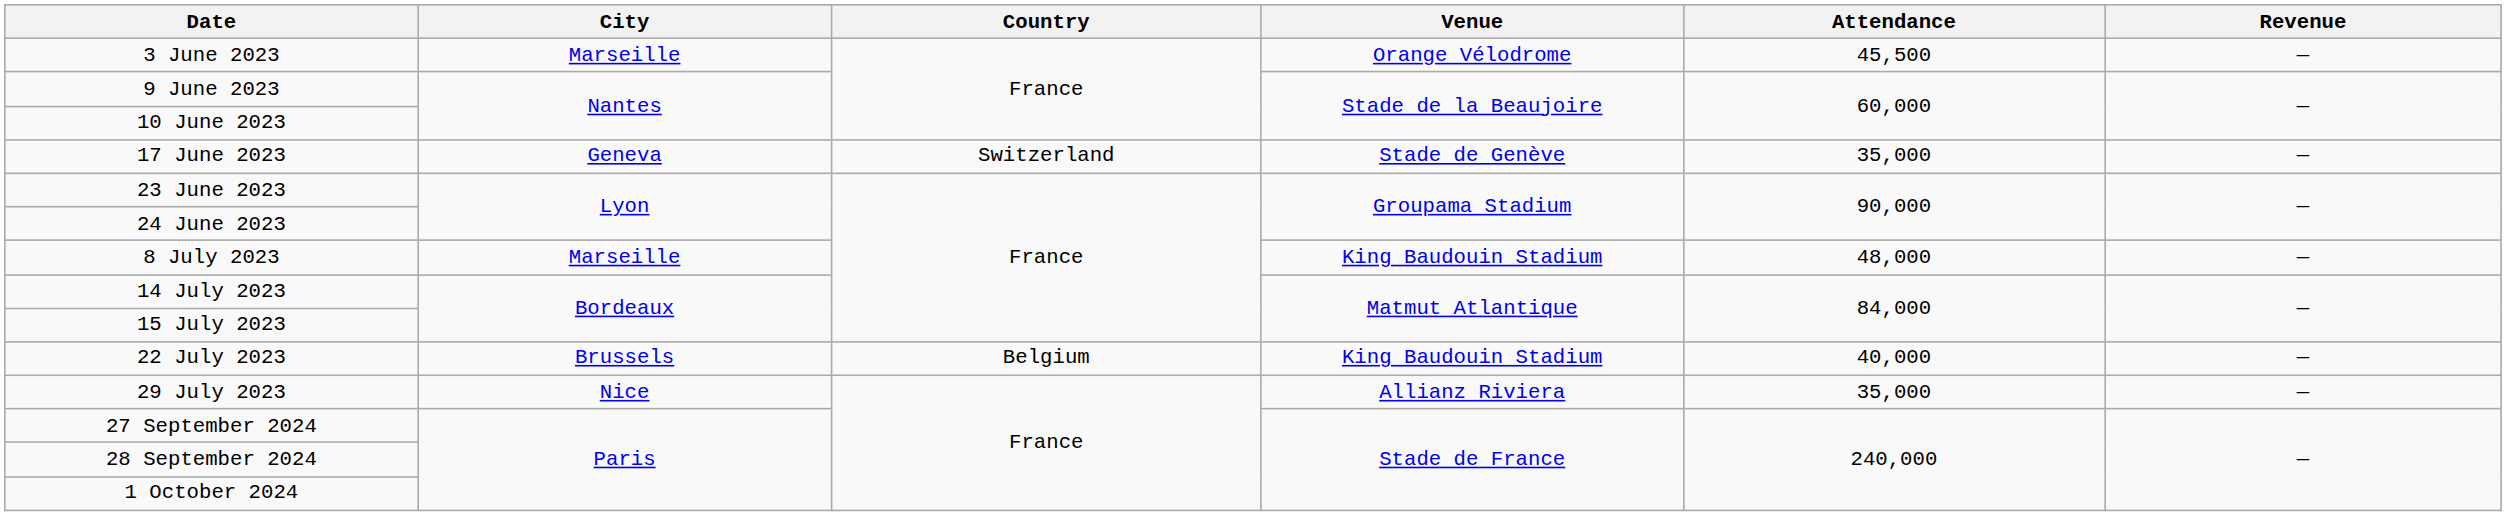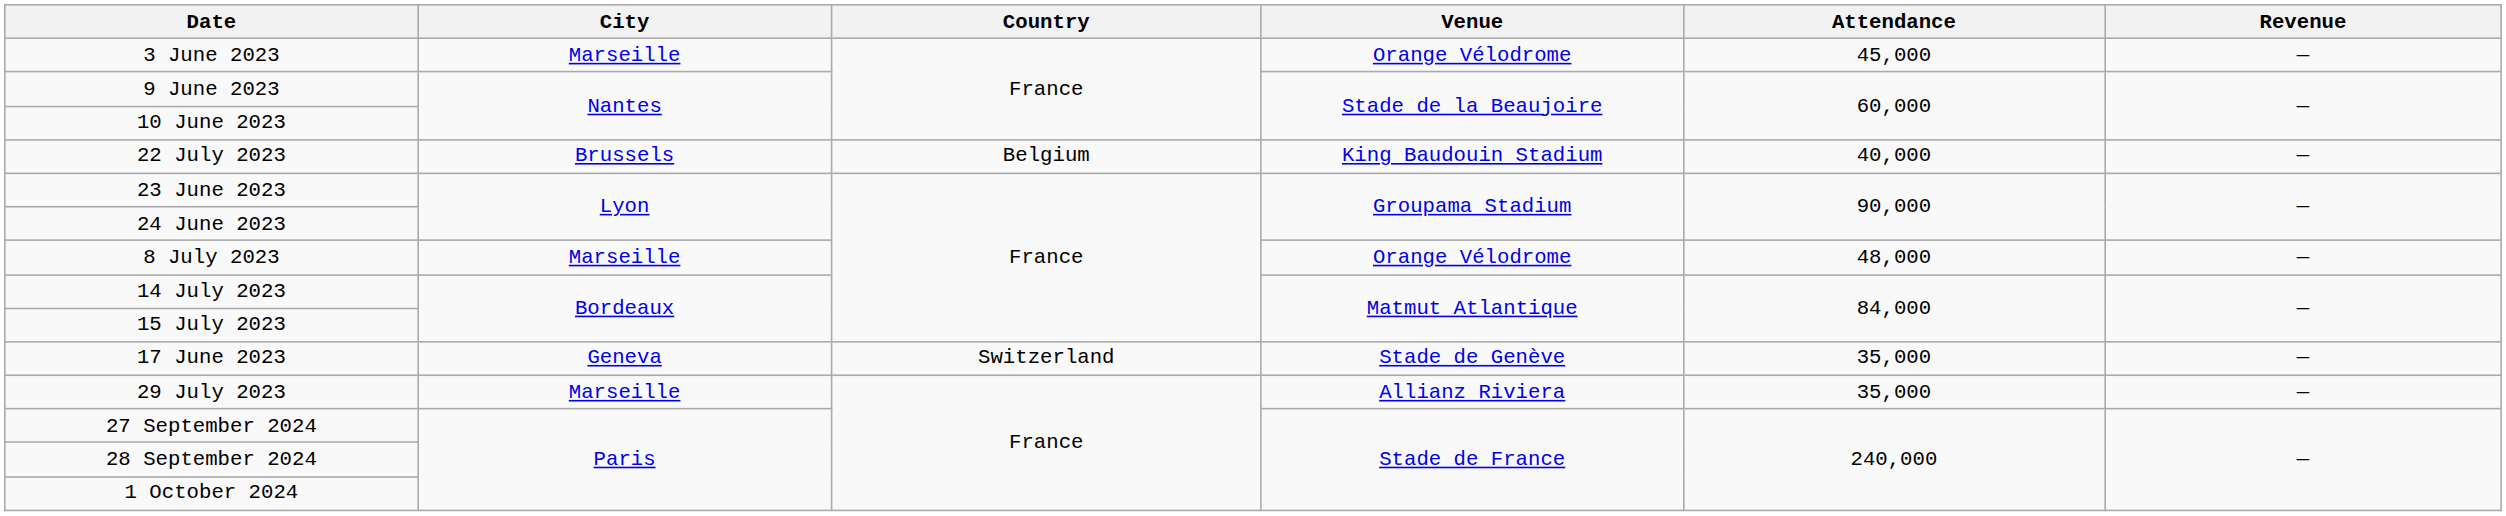(1894, 55) 45,500 -> (1894, 55) 45,000
rows swapped: (211, 156) <-> (211, 359)
(1472, 257) King Baudouin Stadium -> (1472, 257) Orange Vélodrome
(625, 392) Nice -> (625, 392) Marseille
